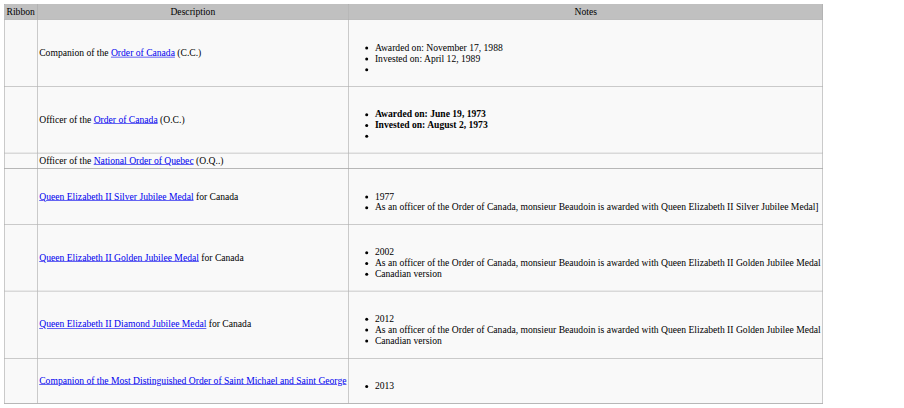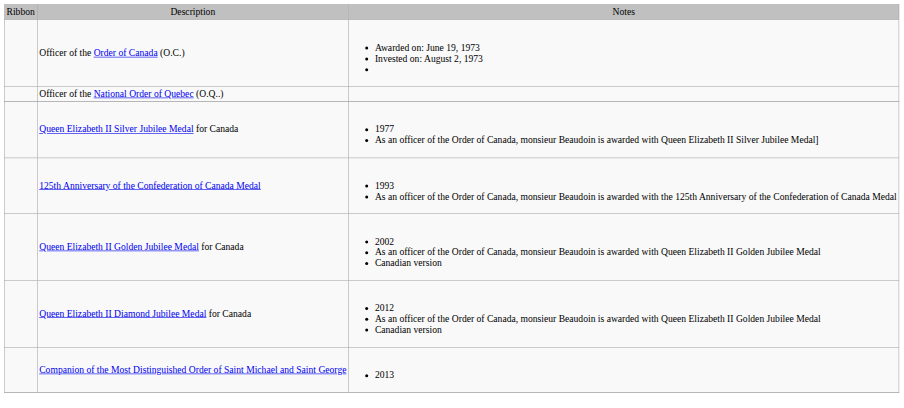- row: (120, 53)
(586, 125) bold -> (624, 58) normal
+ row: (150, 185)
